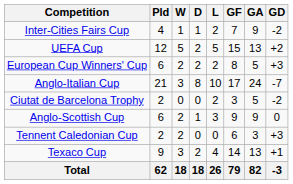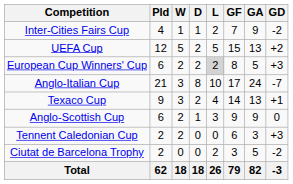(215, 65) no background -> (215, 65) lightgrey background
rows swapped: (77, 153) <-> (77, 100)
